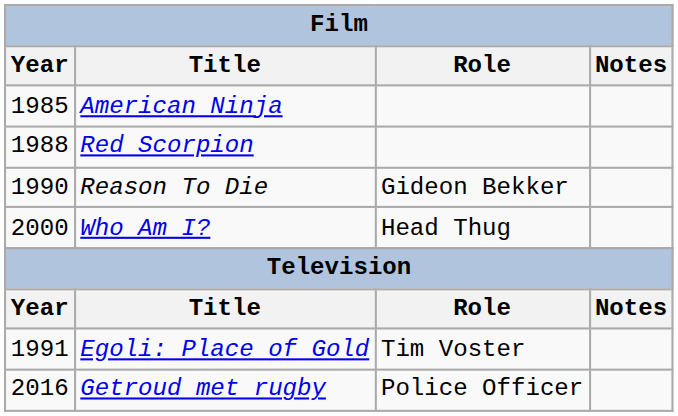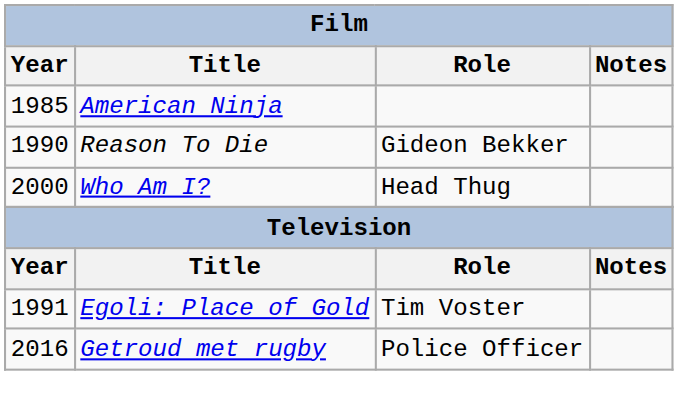- row: (167, 146)
